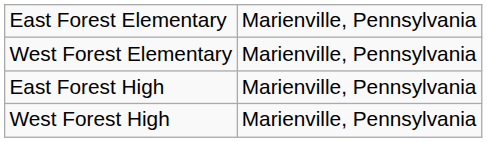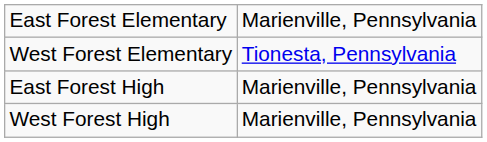(359, 53) Marienville, Pennsylvania -> (349, 53) Tionesta, Pennsylvania
